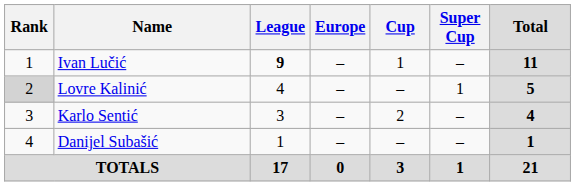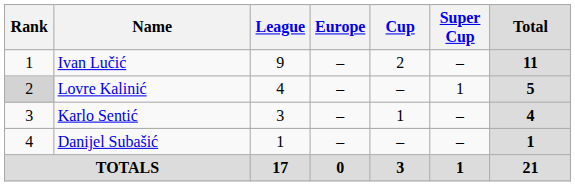(280, 63) bold -> (280, 63) normal
(400, 63) 1 -> (400, 63) 2
(400, 115) 2 -> (400, 115) 1
